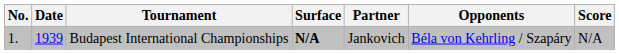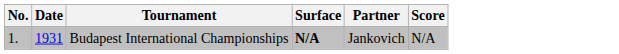- column: (491, 15)
(49, 37) 1939 -> (49, 37) 1931
